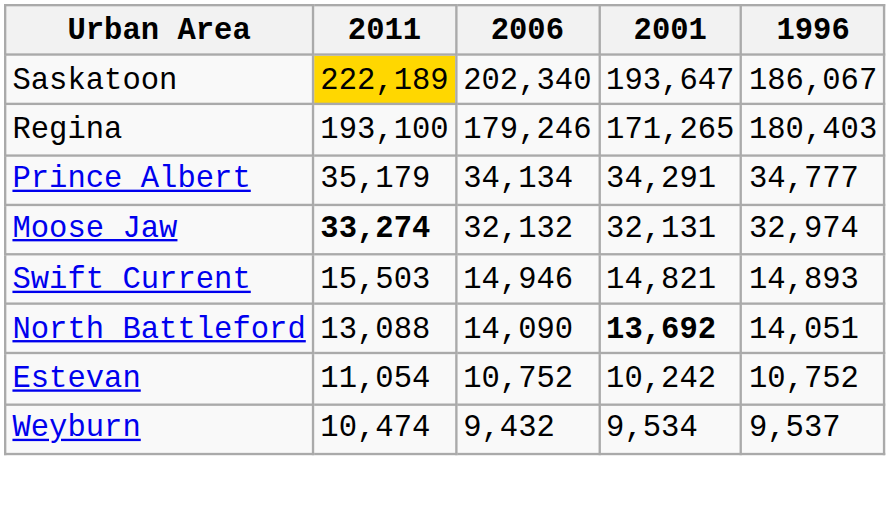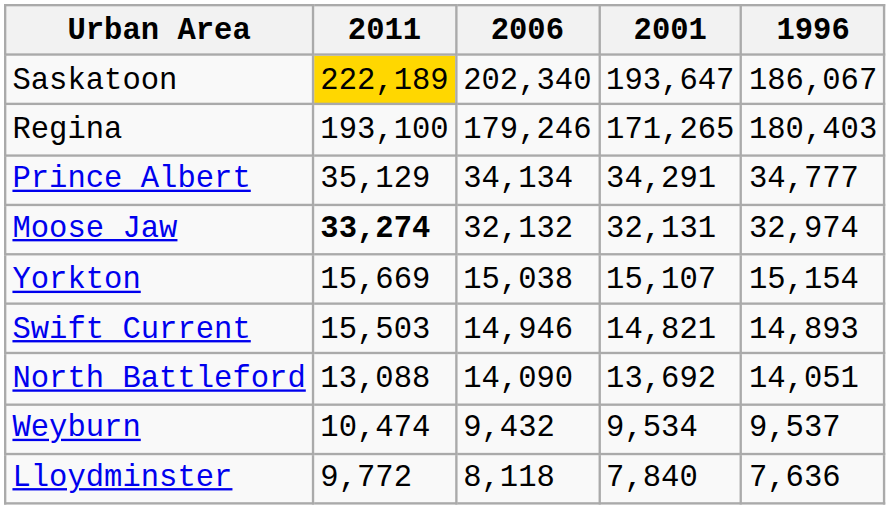(375, 179) 35,179 -> (375, 179) 35,129
+ row: (77, 279)
(661, 329) bold -> (661, 379) normal
- row: (77, 379)
+ row: (122, 478)
